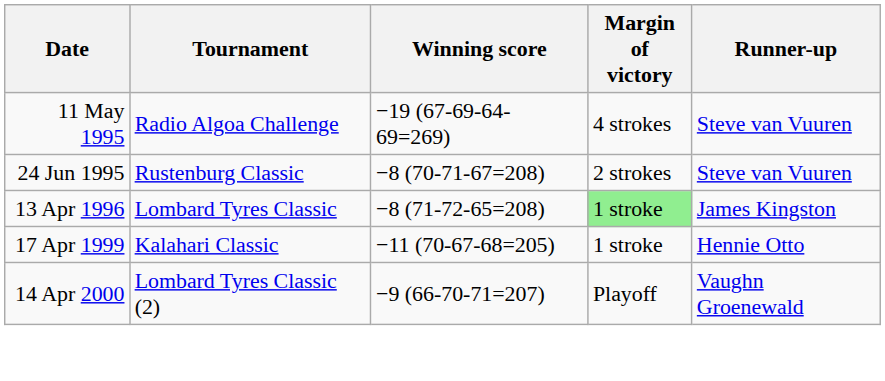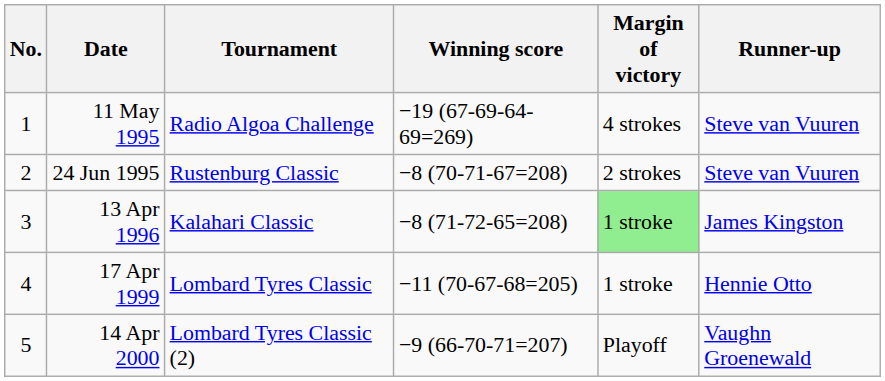+ column: (26, 48)
(236, 208) Lombard Tyres Classic -> (242, 221) Kalahari Classic
(207, 244) Kalahari Classic -> (271, 283) Lombard Tyres Classic
